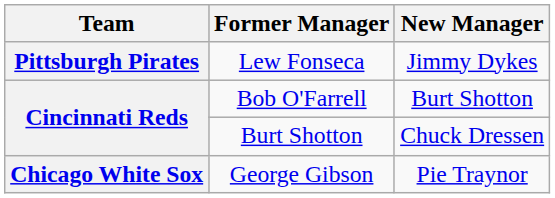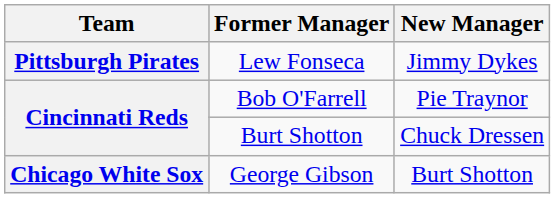(472, 98) Burt Shotton -> (472, 98) Pie Traynor
(472, 173) Pie Traynor -> (472, 173) Burt Shotton
